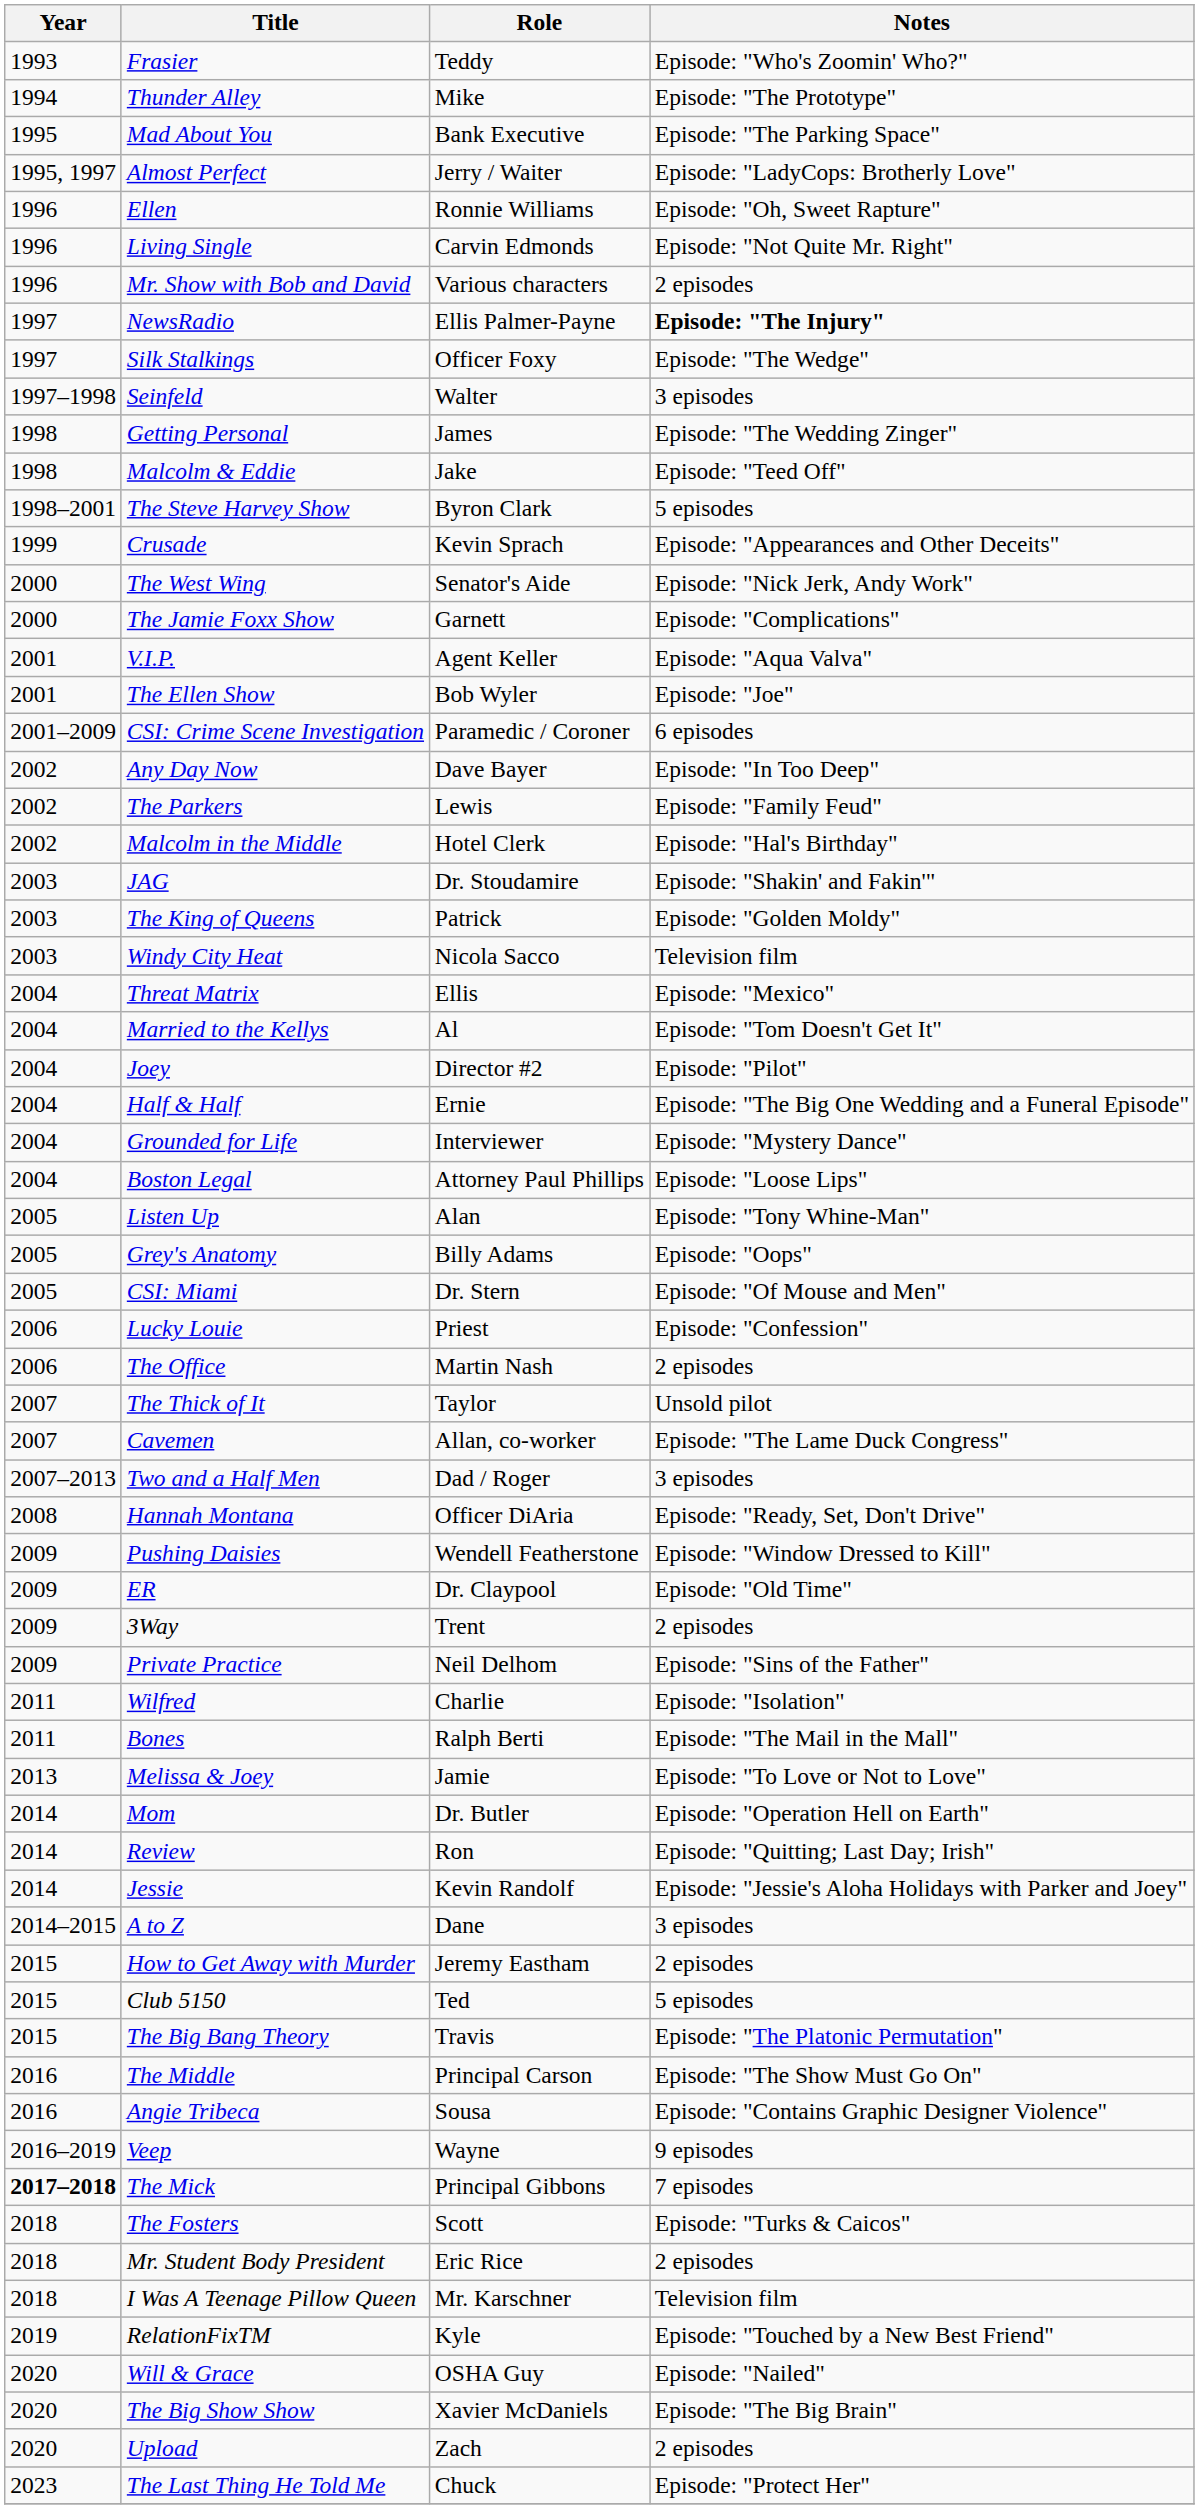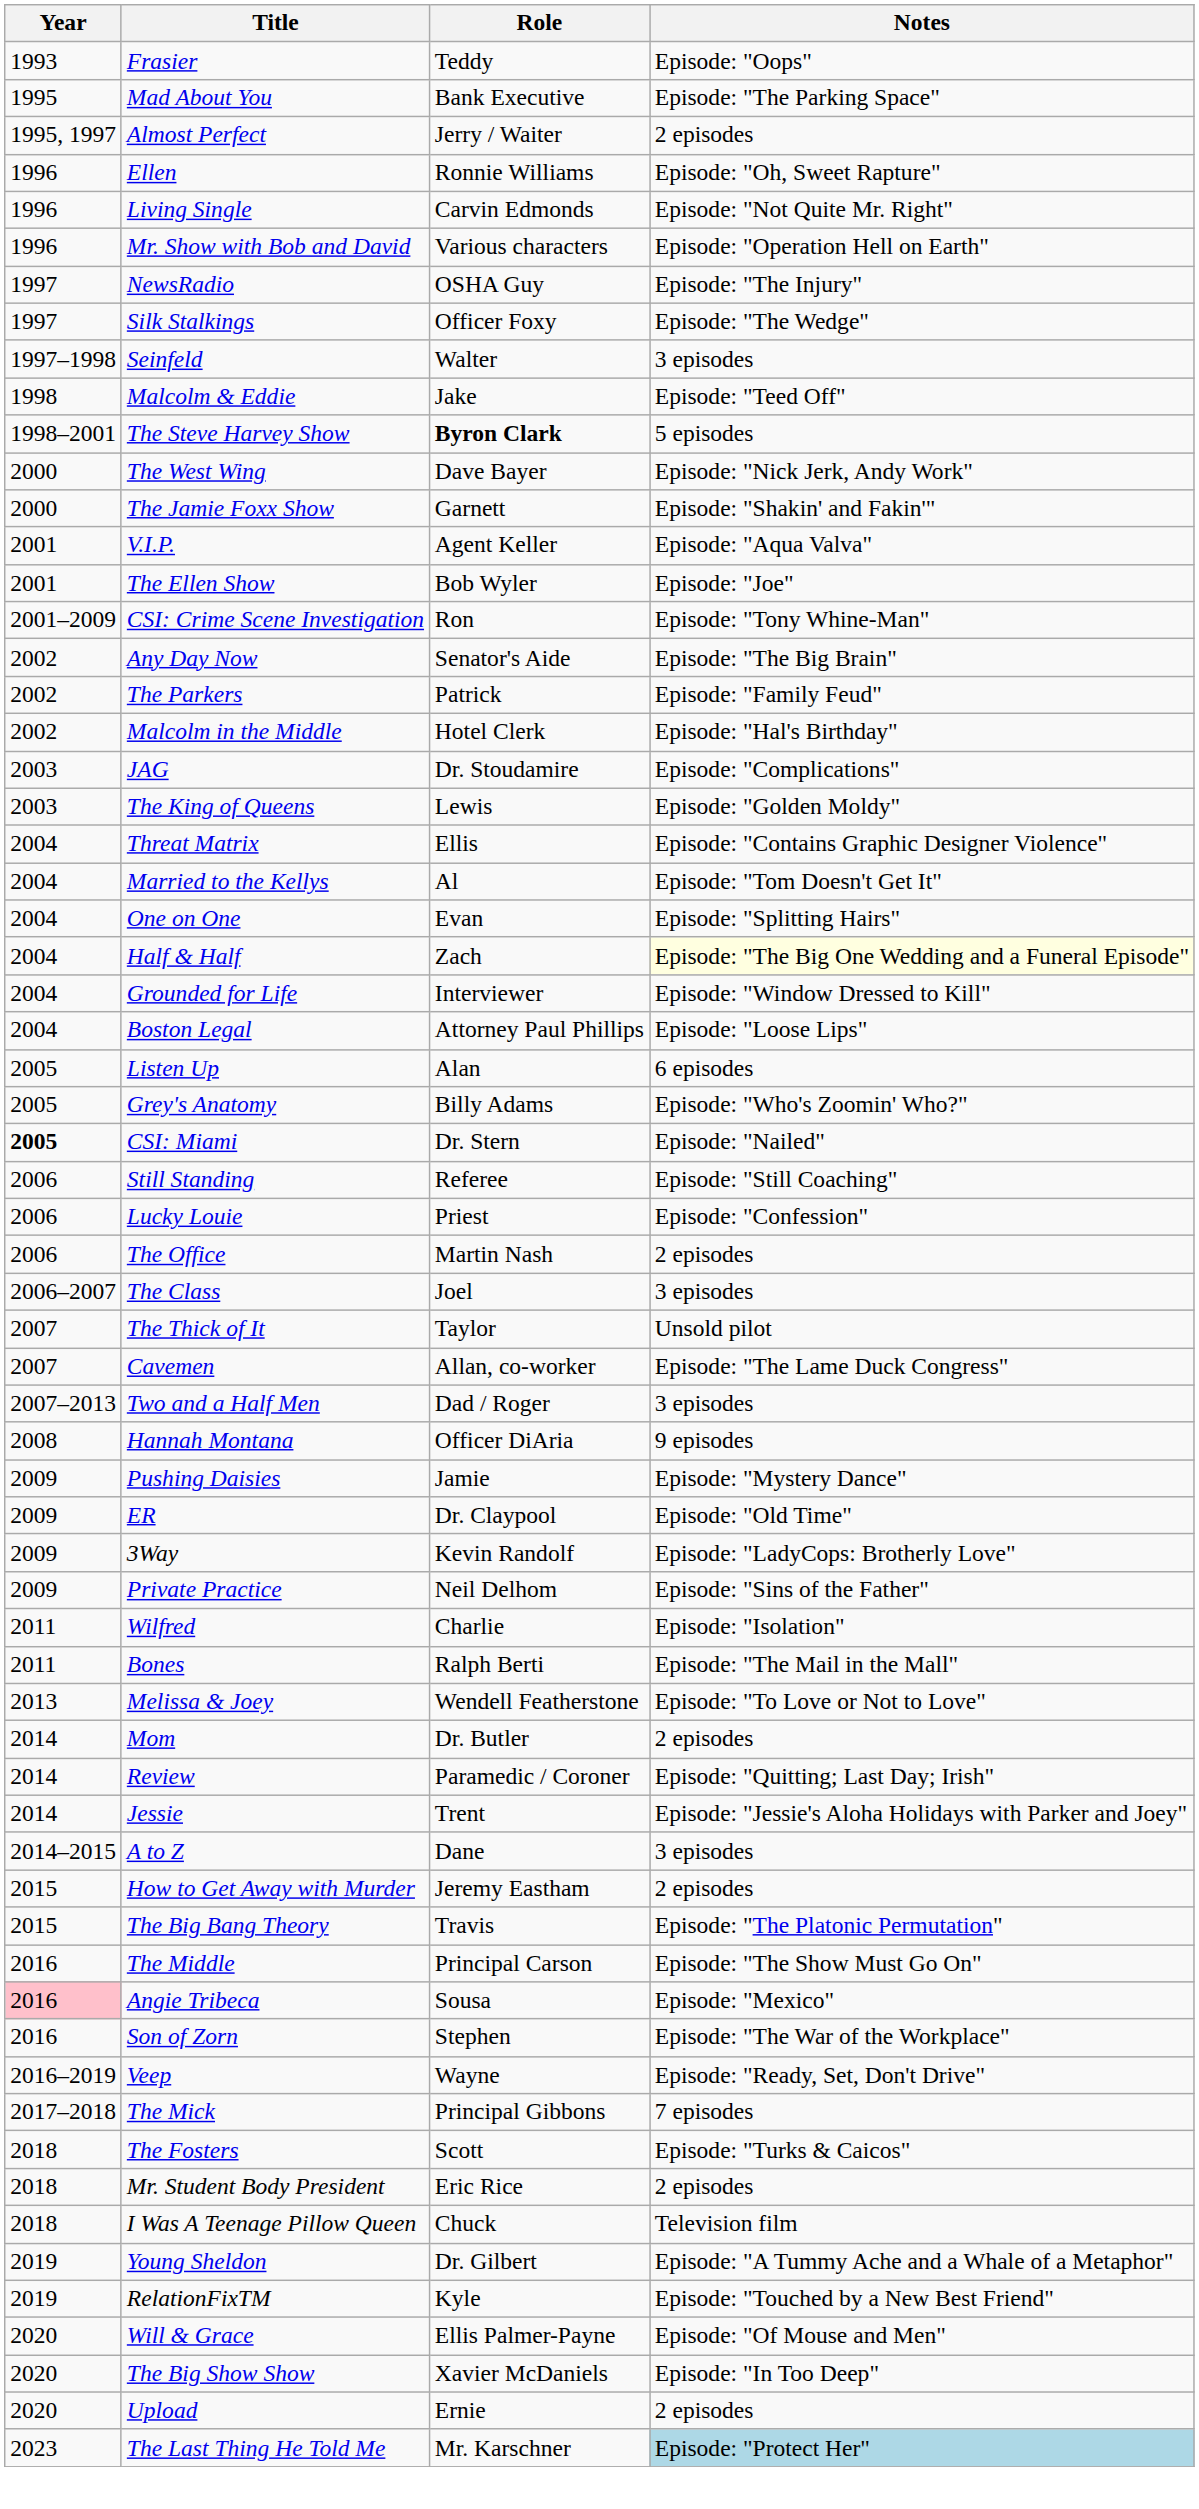(811, 60) Episode: "Who's Zoomin' Who?" -> (733, 60) Episode: "Oops"
- row: (194, 97)
(835, 172) Episode: "LadyCops: Brotherly Love" -> (704, 135) 2 episodes
(704, 284) 2 episodes -> (822, 246) Episode: "Operation Hell on Earth"
(525, 321) Ellis Palmer-Payne -> (489, 284) OSHA Guy
(770, 321) bold -> (758, 284) normal
- row: (208, 433)
(493, 508) normal -> (498, 433) bold
- row: (167, 545)
(503, 582) Senator's Aide -> (491, 470) Dave Bayer
(777, 619) Episode: "Complications" -> (795, 508) Episode: "Shakin' and Fakin'"
(532, 731) Paramedic / Coroner -> (454, 619) Ron
(704, 731) 6 episodes -> (792, 619) Episode: "Tony Whine-Man"
(491, 769) Dave Bayer -> (503, 657) Senator's Aide
(767, 769) Episode: "In Too Deep" -> (776, 657) Episode: "The Big Brain"
(464, 806) Lewis -> (468, 694) Patrick
(795, 881) Episode: "Shakin' and Fakin'" -> (777, 769) Episode: "Complications"
(468, 918) Patrick -> (464, 806) Lewis
- row: (205, 955)
(744, 992) Episode: "Mexico" -> (881, 843) Episode: "Contains Graphic Designer Violence"
+ row: (184, 918)
- row: (148, 1067)
(460, 1104) Ernie -> (458, 955) Zach
(922, 1104) no background -> (922, 955) lightyellow background
(781, 1142) Episode: "Mystery Dance" -> (823, 992) Episode: "Window Dressed to Kill"
(792, 1216) Episode: "Tony Whine-Man" -> (704, 1067) 6 episodes
(733, 1254) Episode: "Oops" -> (811, 1104) Episode: "Who's Zoomin' Who?"
(34, 1291) normal -> (34, 1142) bold
(800, 1291) Episode: "Of Mouse and Men" -> (740, 1142) Episode: "Nailed"
+ row: (191, 1179)
+ row: (174, 1291)
(820, 1515) Episode: "Ready, Set, Don't Drive" -> (704, 1440) 9 episodes
(537, 1552) Wendell Featherstone -> (462, 1477) Jamie
(823, 1552) Episode: "Window Dressed to Kill" -> (781, 1477) Episode: "Mystery Dance"
(460, 1627) Trent -> (504, 1552) Kevin Randolf
(704, 1627) 2 episodes -> (835, 1552) Episode: "LadyCops: Brotherly Love"
(462, 1776) Jamie -> (537, 1701) Wendell Featherstone
(822, 1813) Episode: "Operation Hell on Earth" -> (704, 1739) 2 episodes
(454, 1850) Ron -> (532, 1776) Paramedic / Coroner
(504, 1888) Kevin Randolf -> (460, 1813) Trent
- row: (176, 2000)
(34, 2112) no background -> (34, 2000) pink background
(881, 2112) Episode: "Contains Graphic Designer Violence" -> (744, 2000) Episode: "Mexico"
+ row: (182, 2037)
(704, 2149) 9 episodes -> (820, 2074) Episode: "Ready, Set, Don't Drive"
(63, 2186) bold -> (63, 2112) normal
(503, 2298) Mr. Karschner -> (466, 2223) Chuck
+ row: (197, 2261)
(489, 2373) OSHA Guy -> (525, 2335) Ellis Palmer-Payne
(740, 2373) Episode: "Nailed" -> (800, 2335) Episode: "Of Mouse and Men"
(776, 2410) Episode: "The Big Brain" -> (767, 2373) Episode: "In Too Deep"
(458, 2447) Zach -> (460, 2410) Ernie
(466, 2485) Chuck -> (503, 2447) Mr. Karschner
(762, 2485) no background -> (762, 2447) lightblue background
